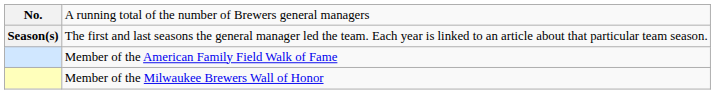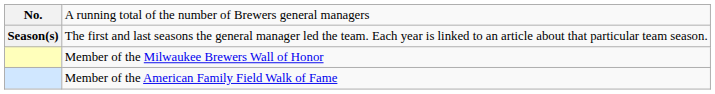rows swapped: (194, 77) <-> (201, 56)
